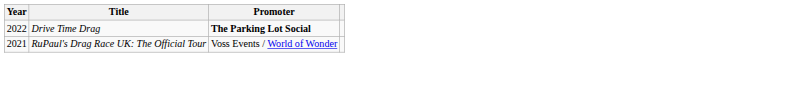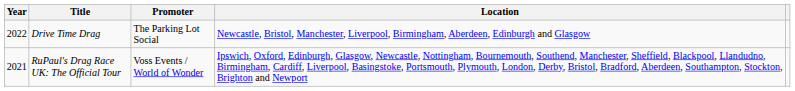+ column: (500, 12)
(261, 28) bold -> (167, 34) normal
